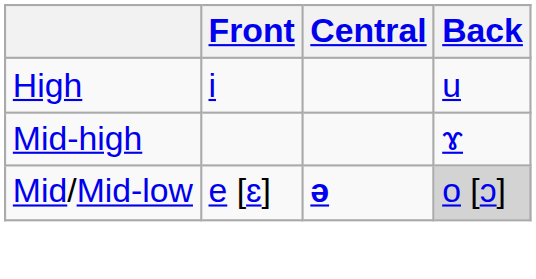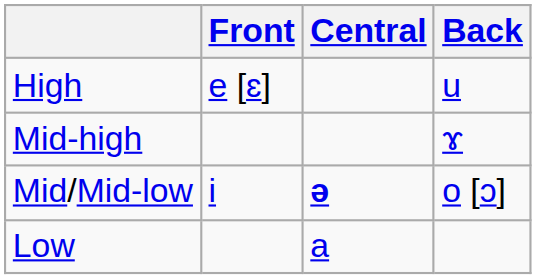(212, 84) i -> (240, 84) e [ɛ]
(240, 191) e [ɛ] -> (212, 191) i
(474, 191) lightgrey background -> (474, 191) no background
+ row: (44, 245)
